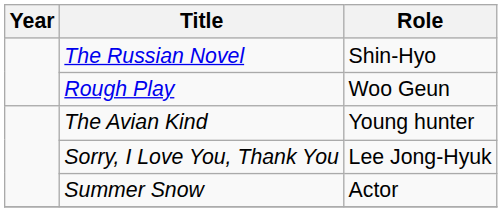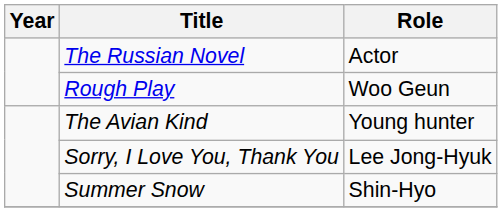(392, 55) Shin-Hyo -> (373, 55) Actor
(373, 190) Actor -> (392, 190) Shin-Hyo
